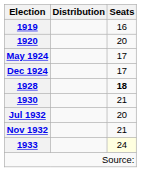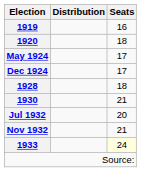(122, 42) 20 -> (122, 42) 18
(122, 86) bold -> (122, 86) normal
